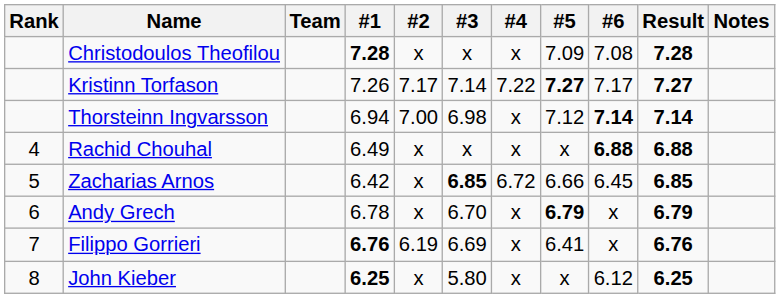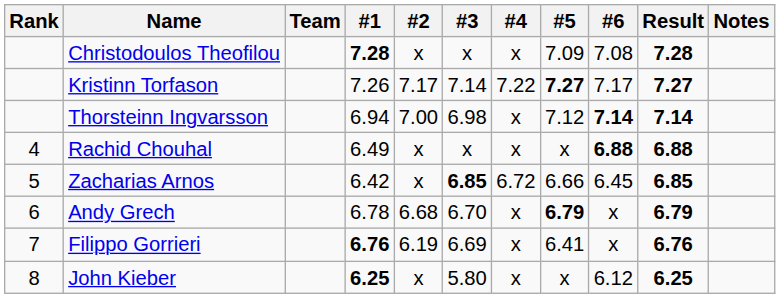(418, 213) x -> (418, 213) 6.68
